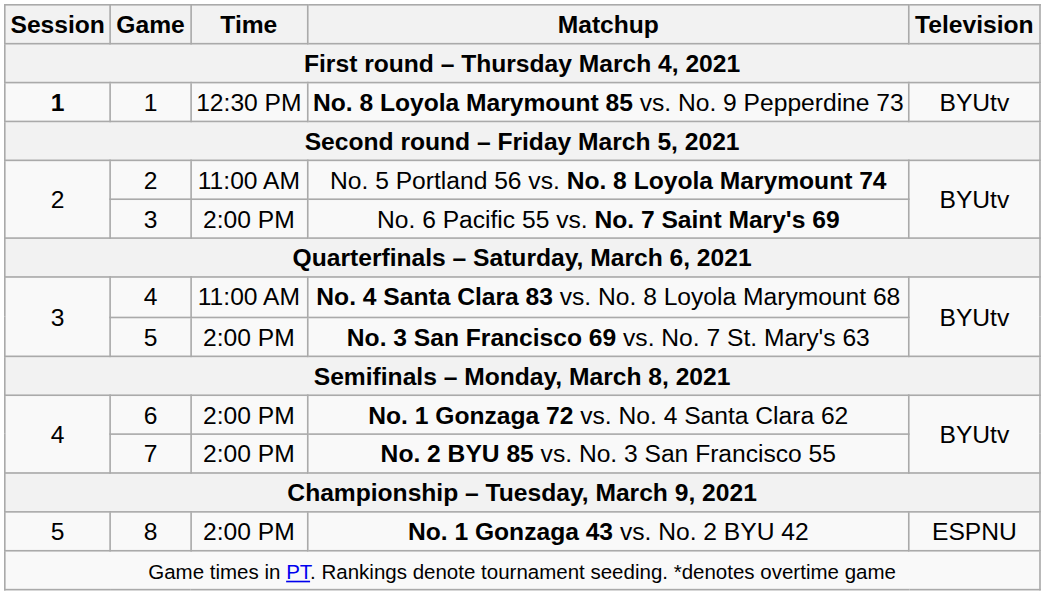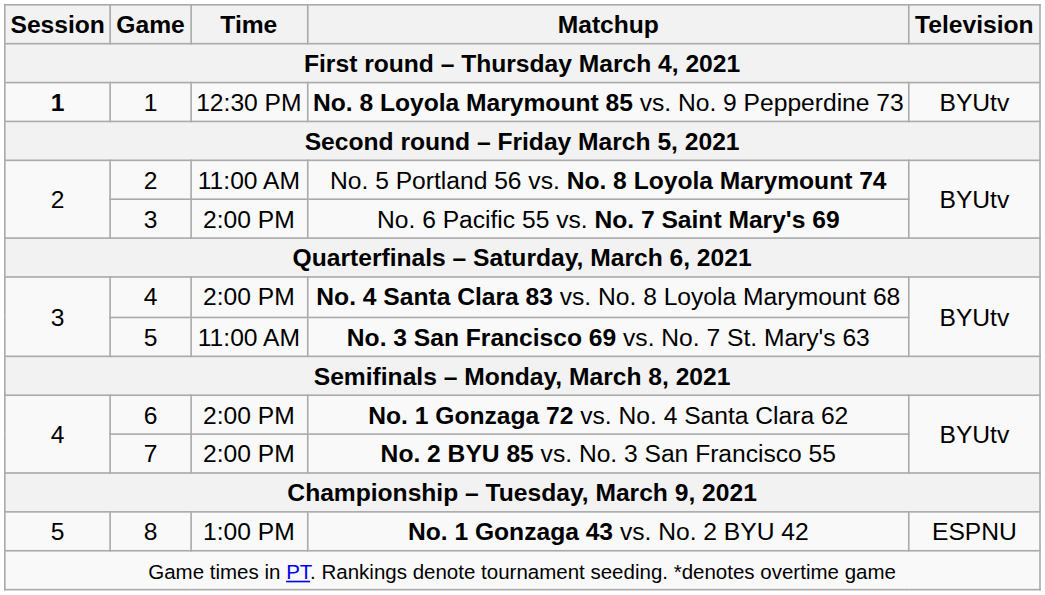(249, 297) 11:00 AM -> (249, 297) 2:00 PM
(249, 336) 2:00 PM -> (249, 336) 11:00 AM
(249, 531) 2:00 PM -> (249, 531) 1:00 PM
